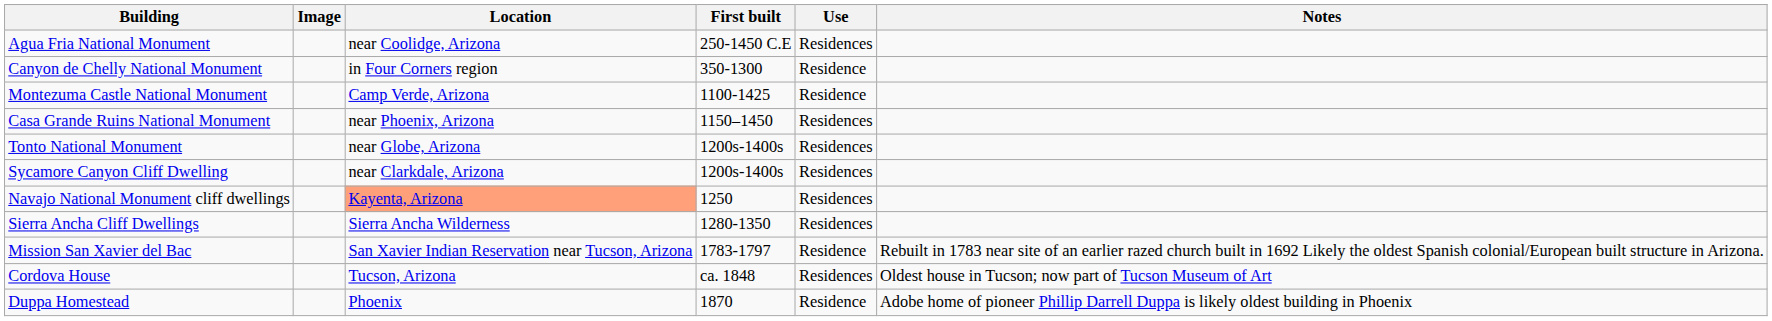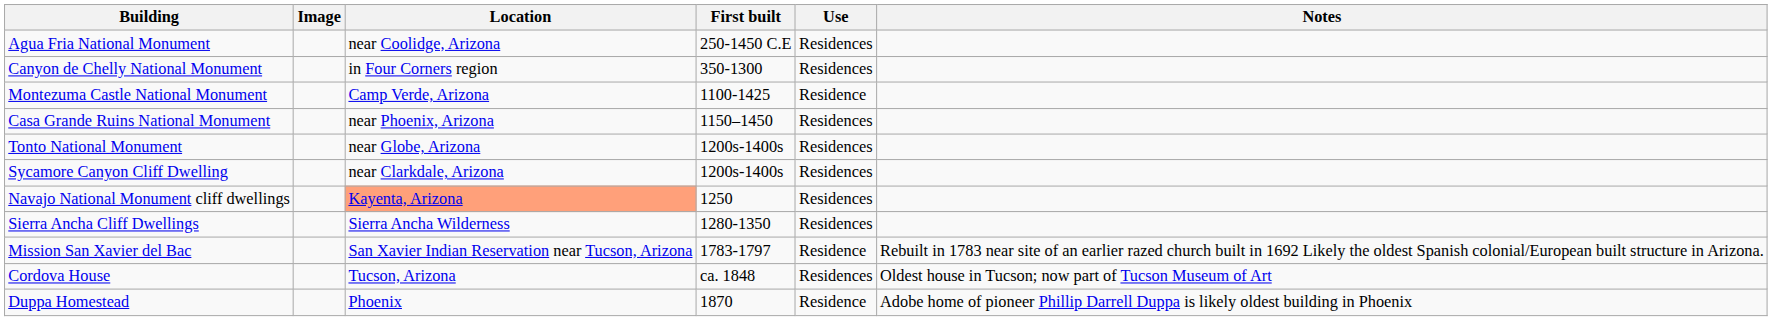(833, 69) Residence -> (836, 69) Residences
